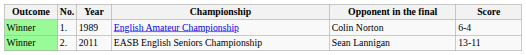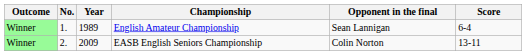(358, 27) Colin Norton -> (361, 27) Sean Lannigan
(88, 43) 2011 -> (88, 43) 2009
(361, 43) Sean Lannigan -> (358, 43) Colin Norton
